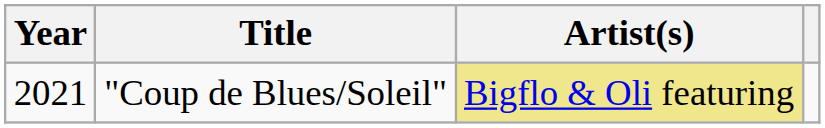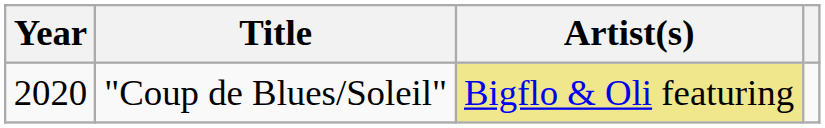(50, 92) 2021 -> (50, 92) 2020
